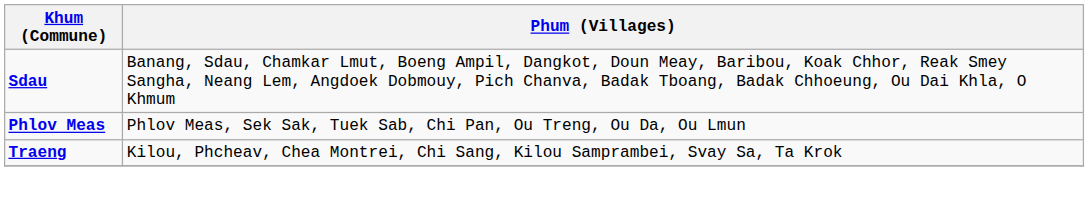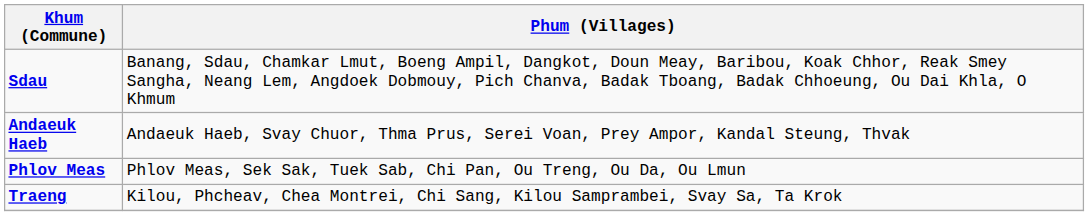+ row: (42, 135)
